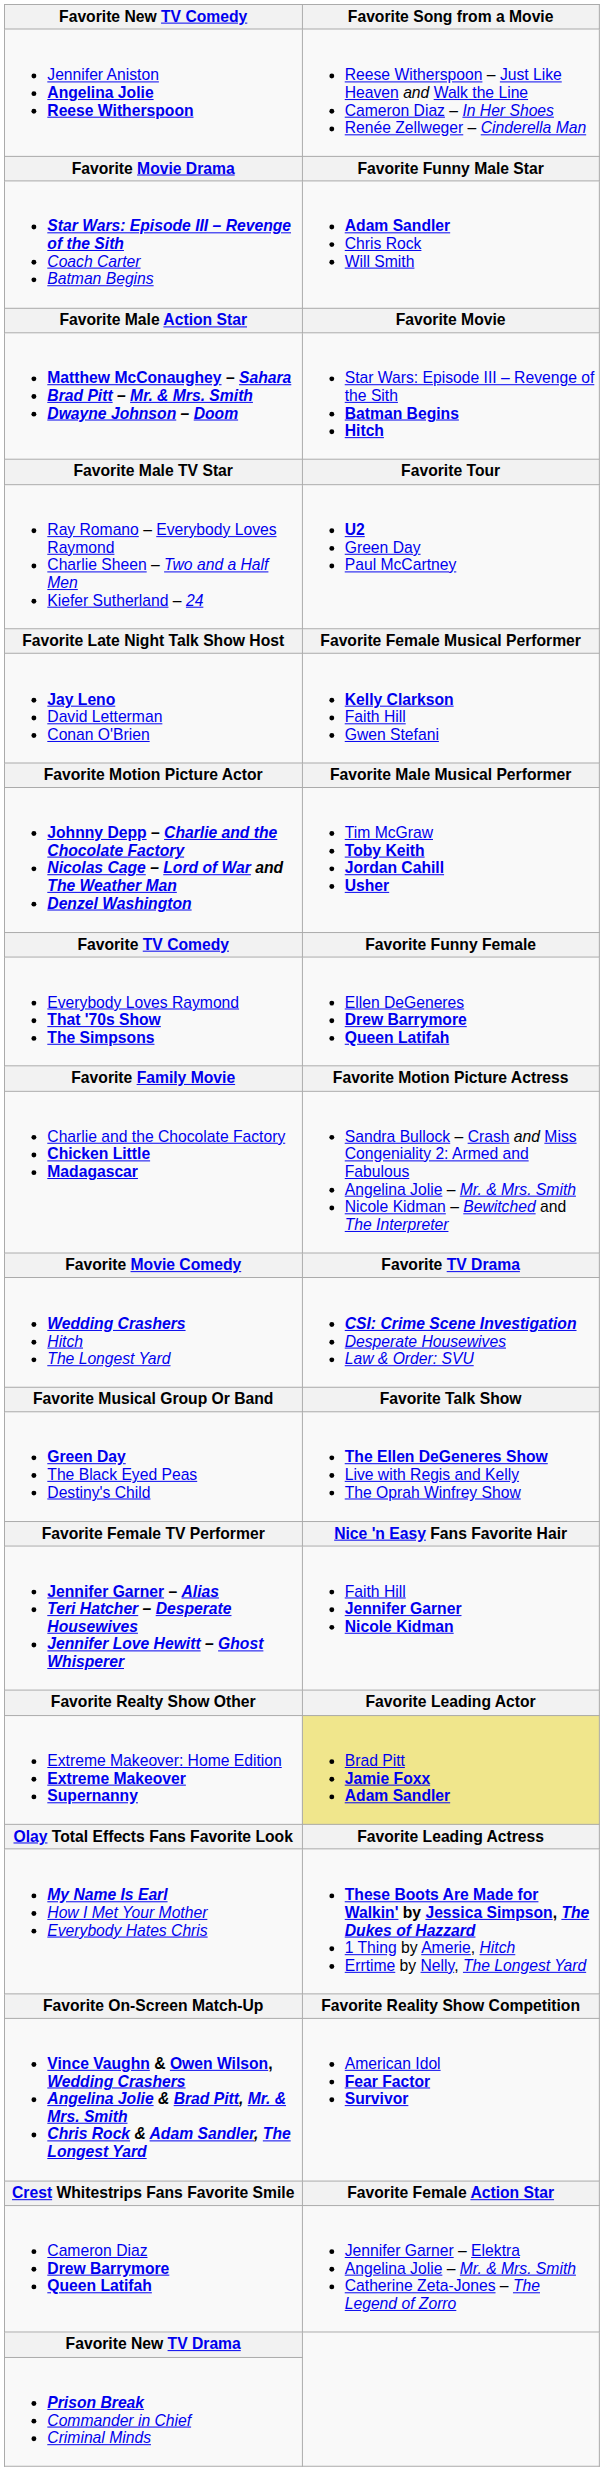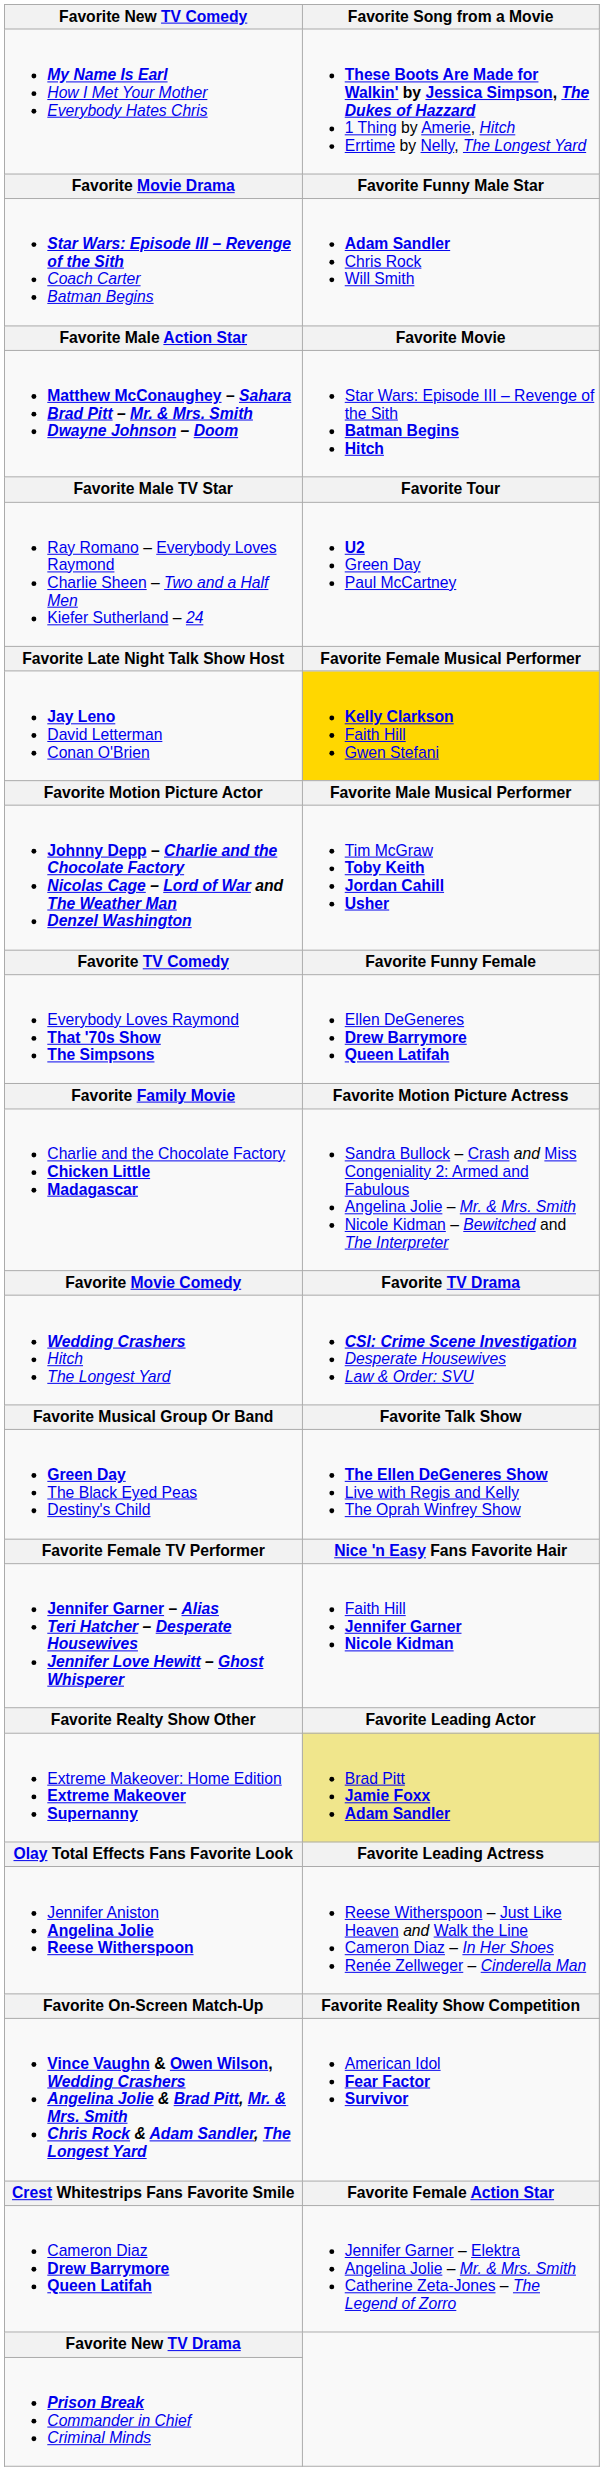rows swapped: (153, 1913) <-> (153, 93)
(451, 717) no background -> (451, 735) gold background
